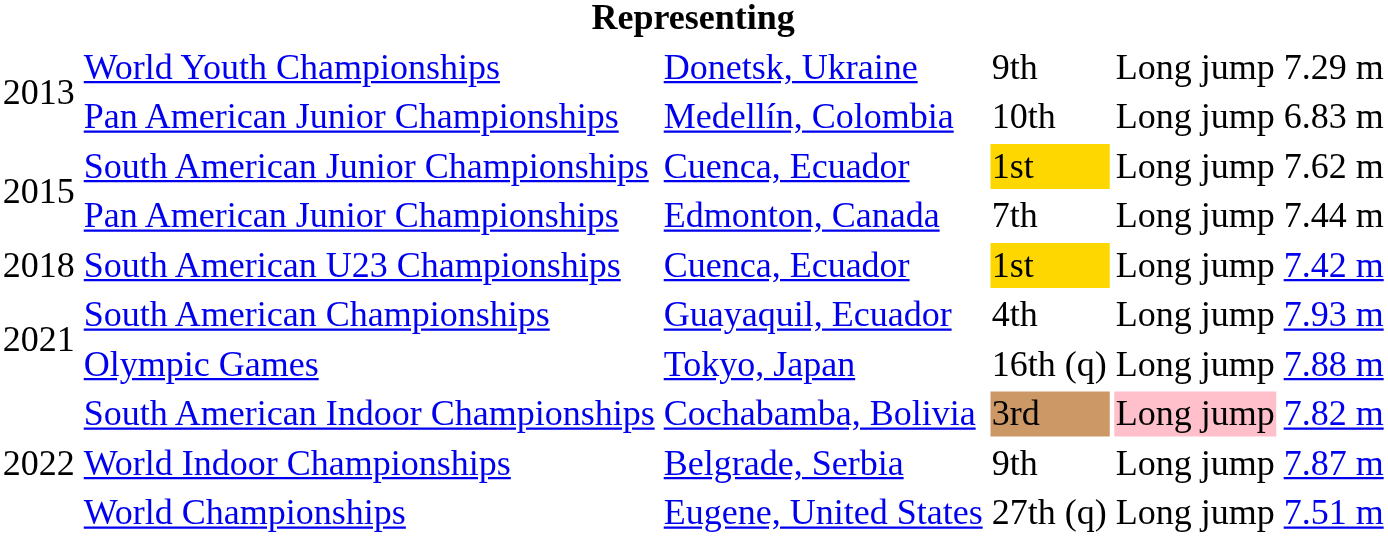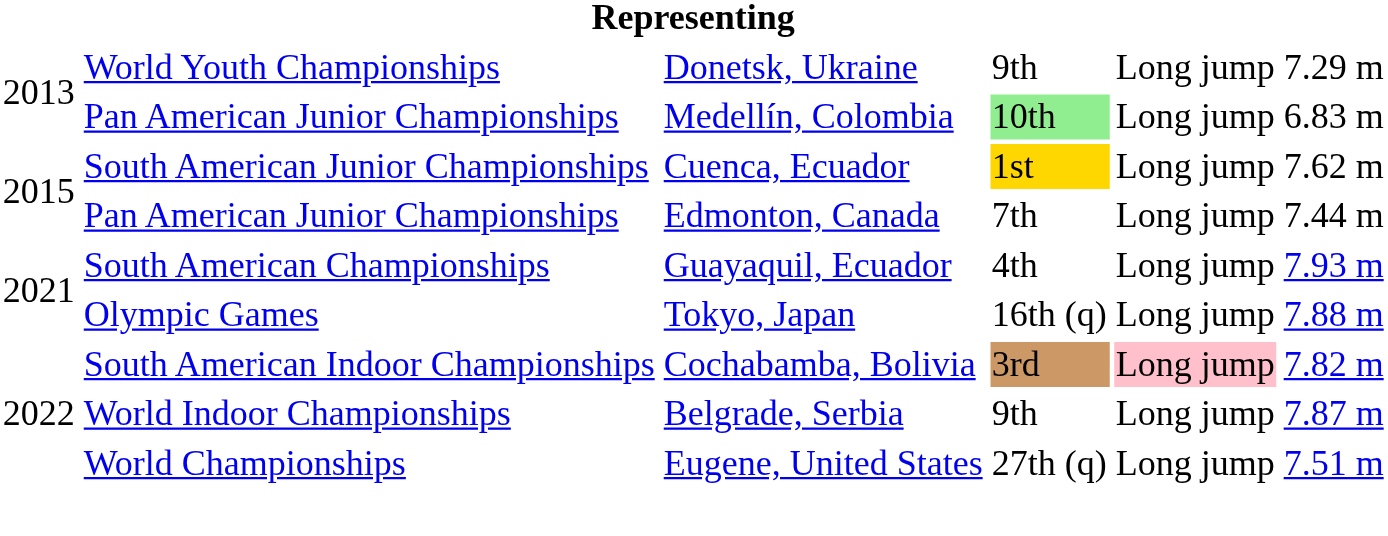(1024, 116) no background -> (1024, 116) lightgreen background
- row: (352, 264)
